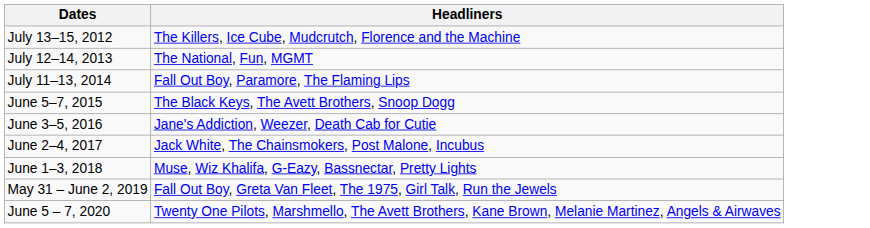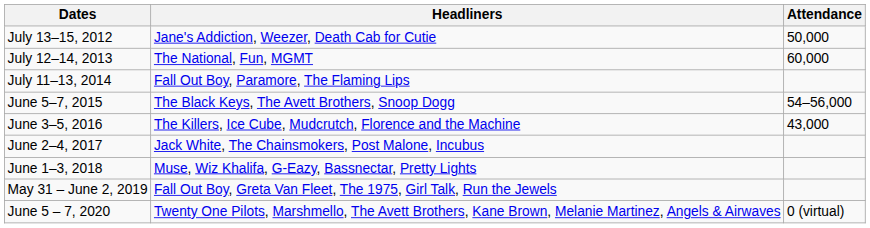+ column: (824, 15)
(337, 37) The Killers, Ice Cube, Mudcrutch, Florence and the Machine -> (295, 37) Jane's Addiction, Weezer, Death Cab for Cutie
(295, 124) Jane's Addiction, Weezer, Death Cab for Cutie -> (337, 124) The Killers, Ice Cube, Mudcrutch, Florence and the Machine
